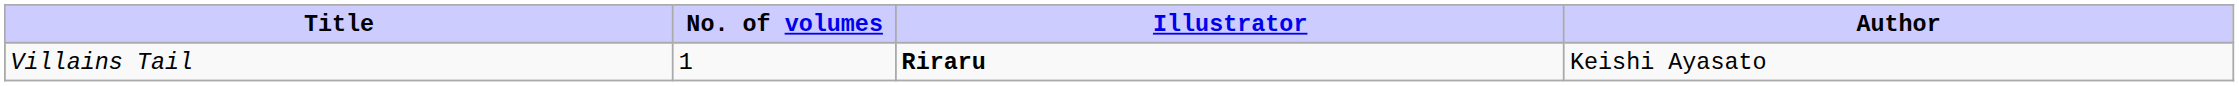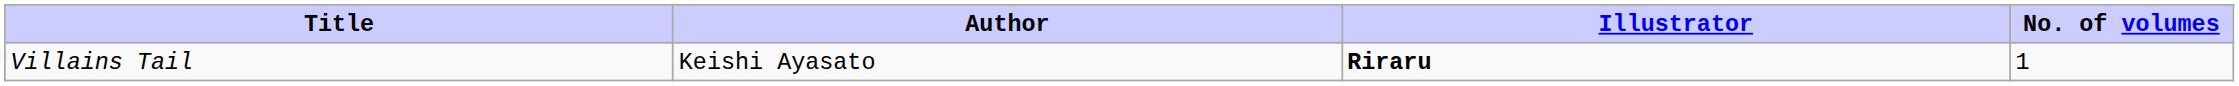columns swapped: (1899, 24) <-> (785, 24)
